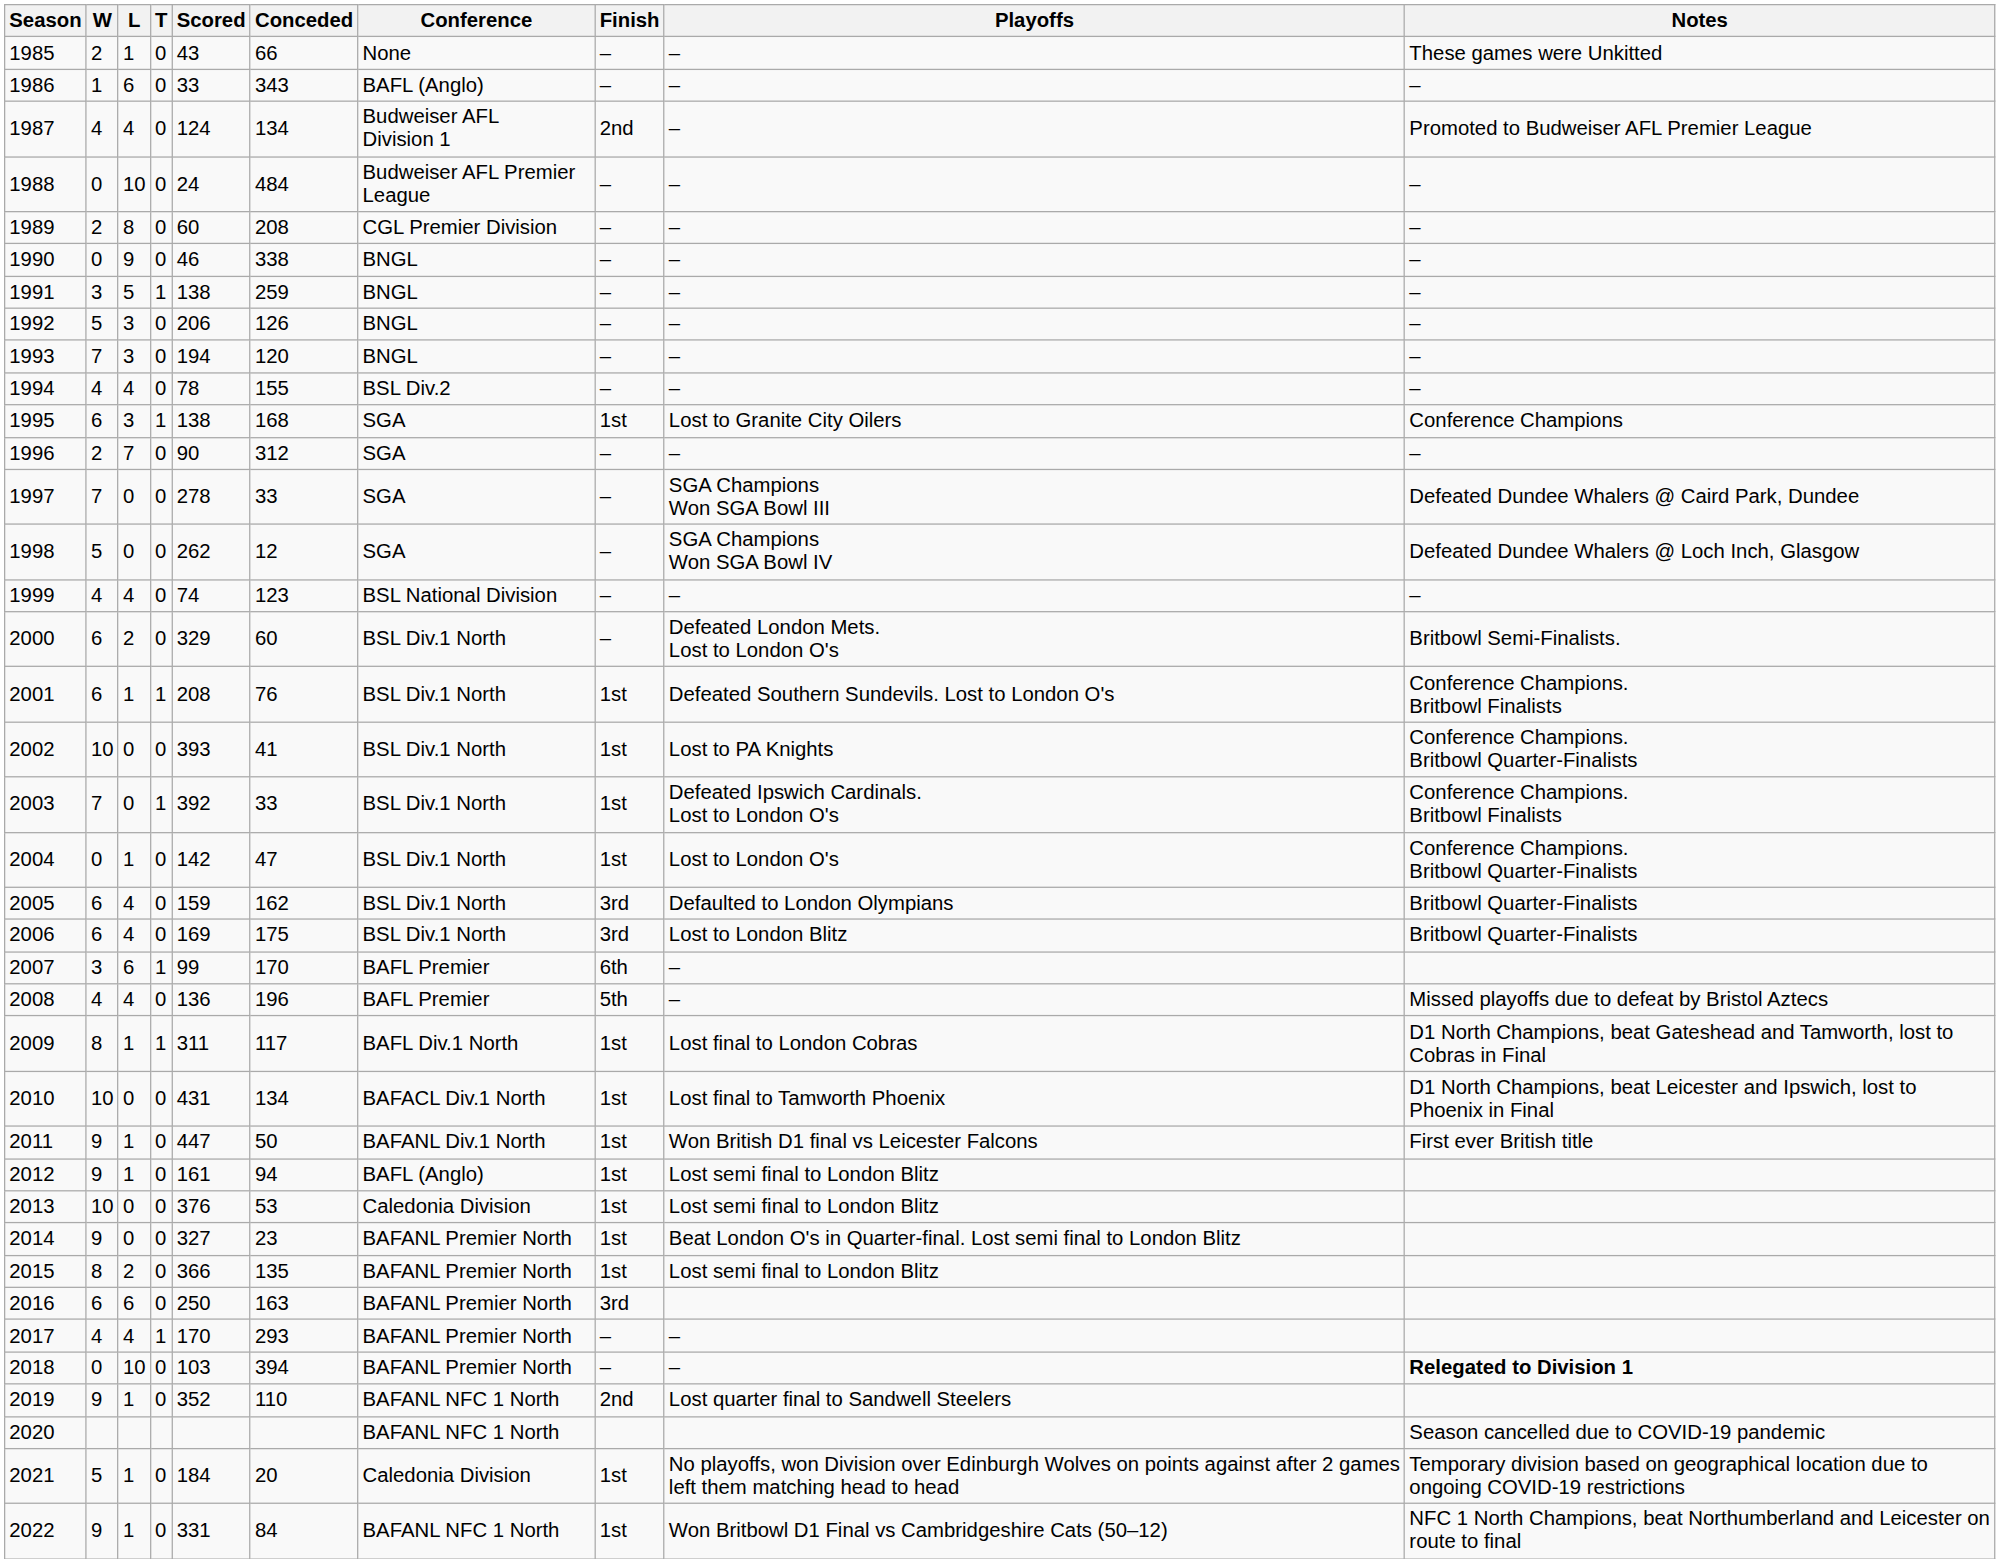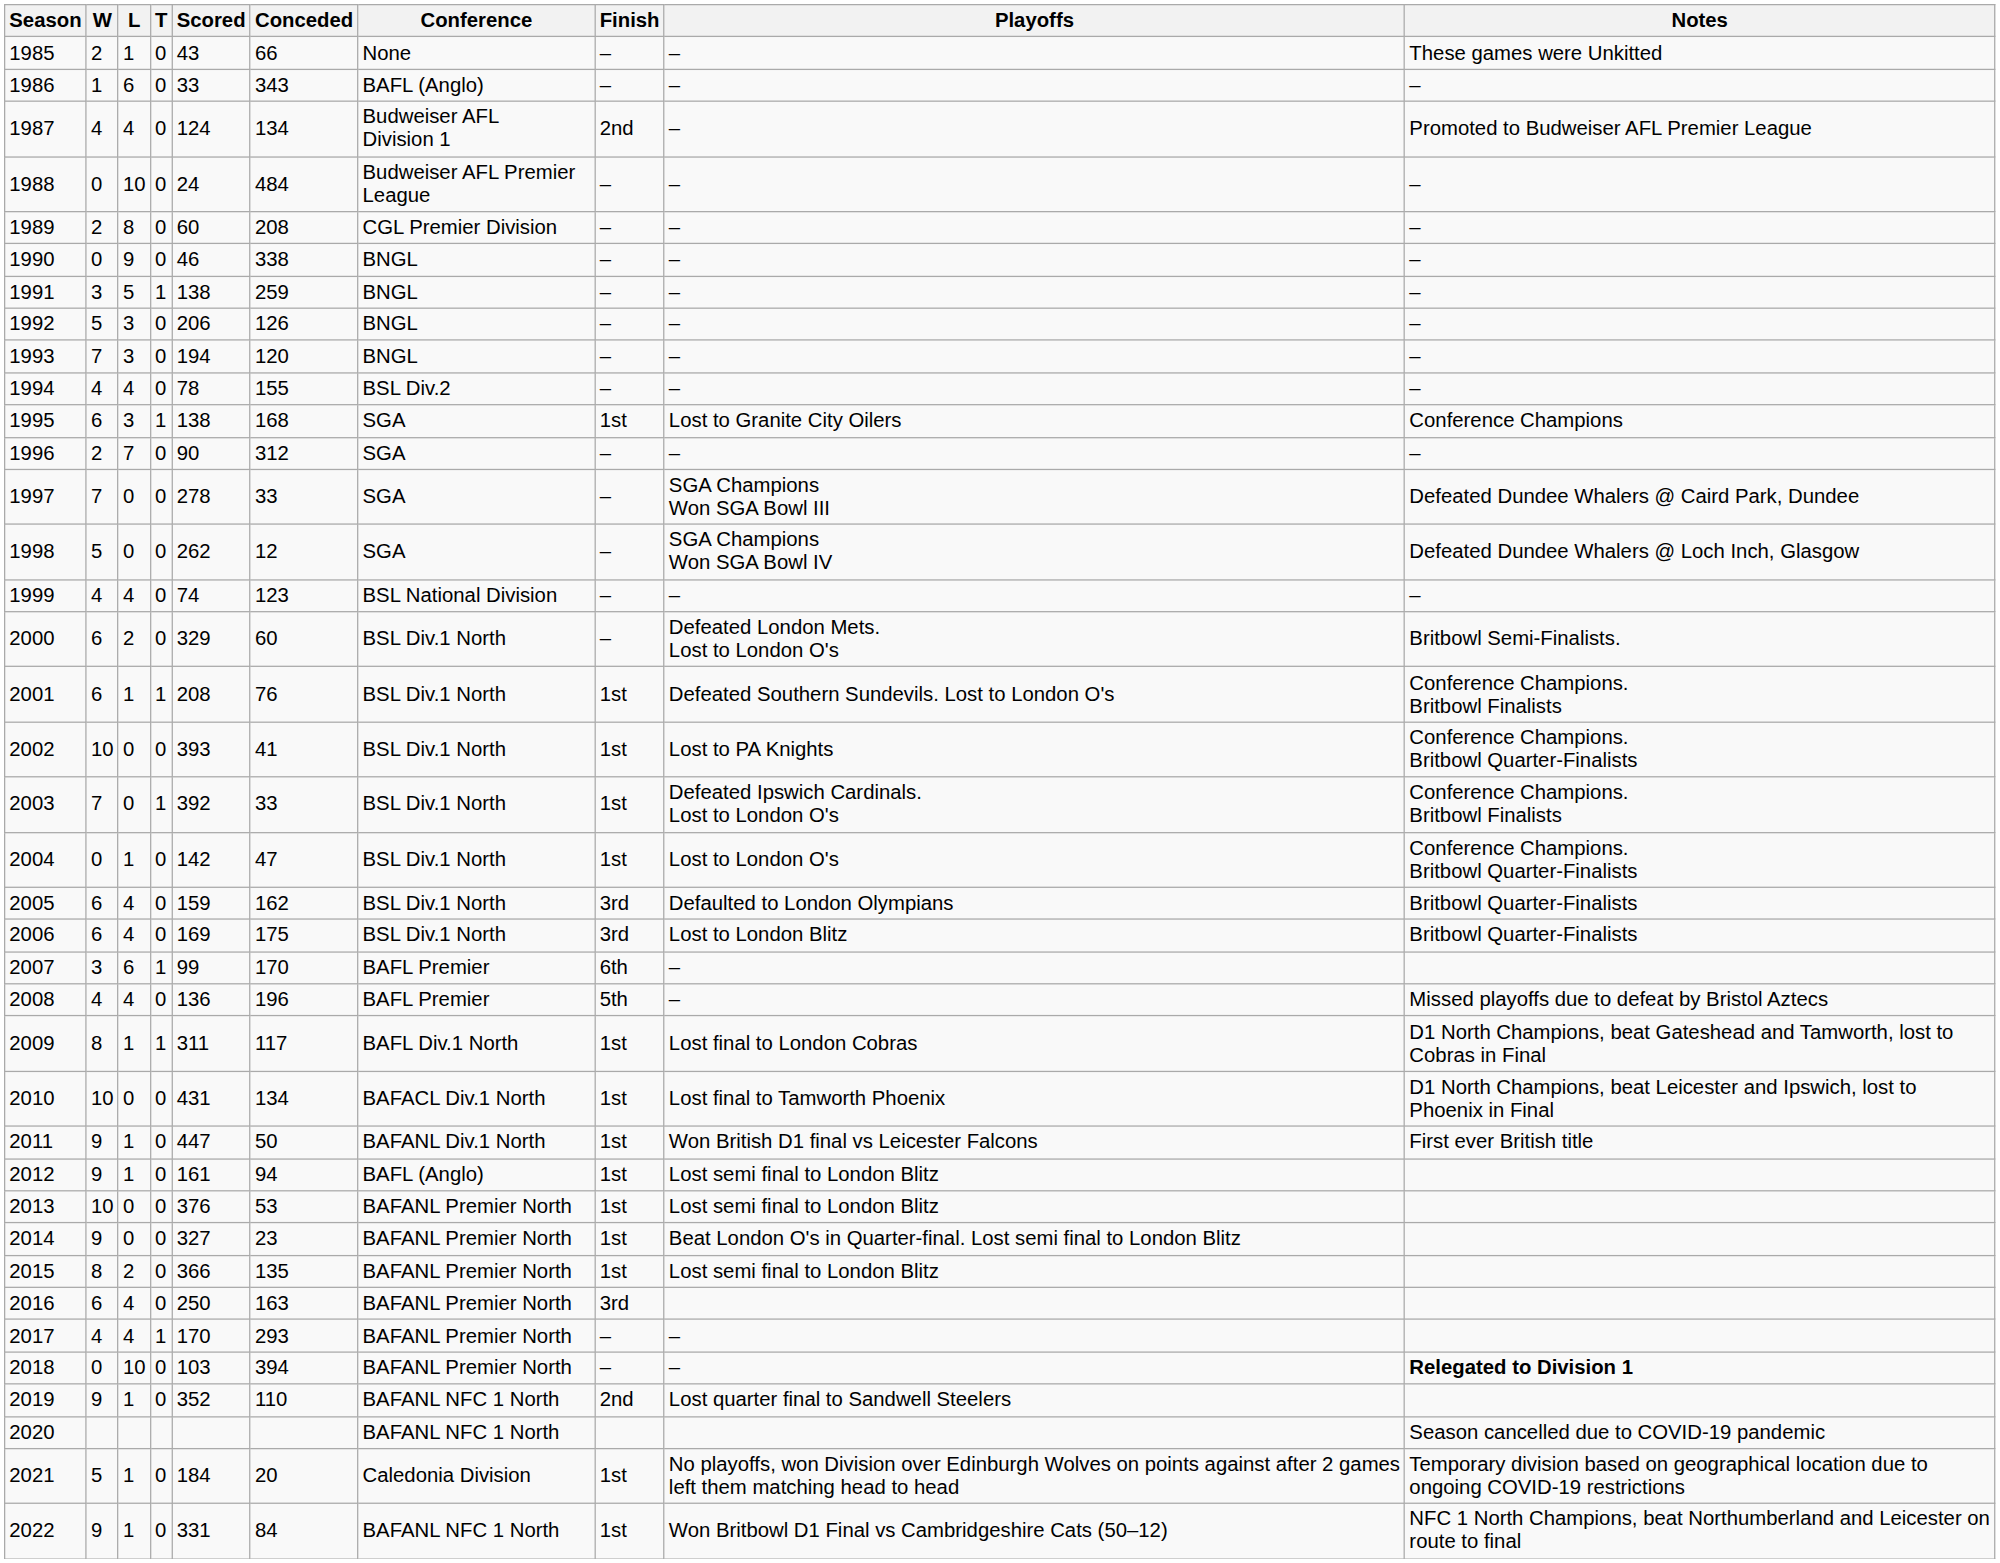(447, 1206) Caledonia Division -> (467, 1206) BAFANL Premier North
(129, 1303) 6 -> (129, 1303) 4
